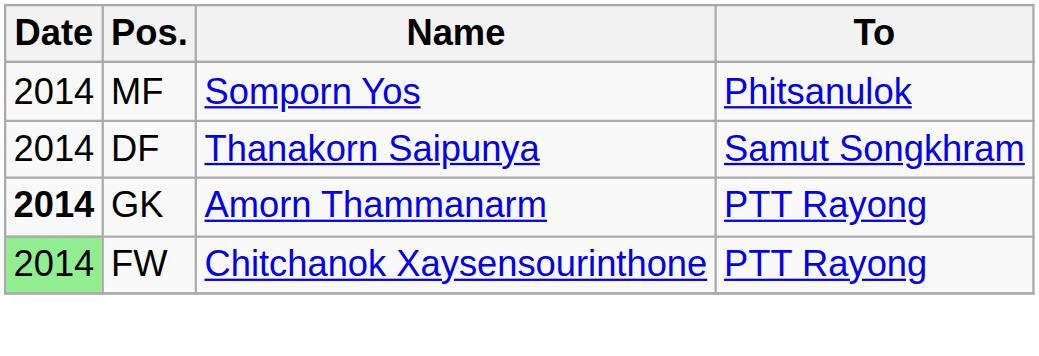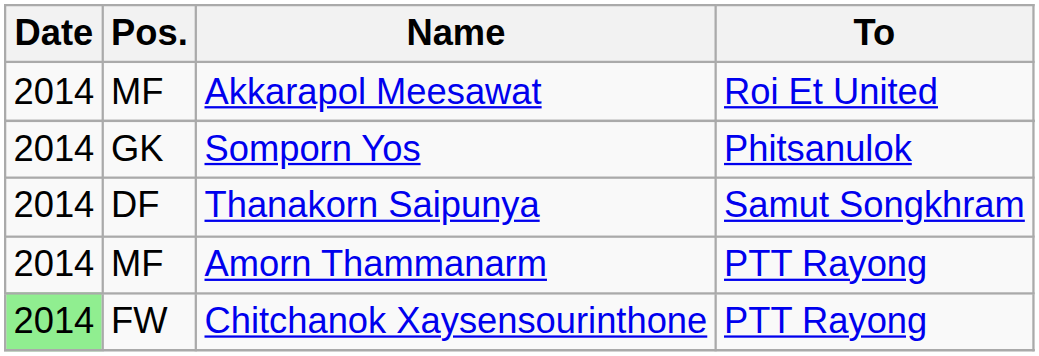+ row: (373, 90)
(137, 90) MF -> (137, 148) GK
(54, 206) bold -> (54, 263) normal
(137, 206) GK -> (137, 263) MF
